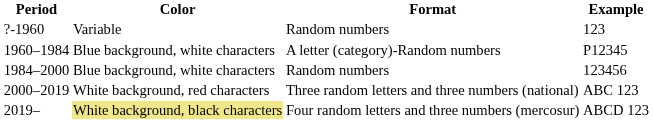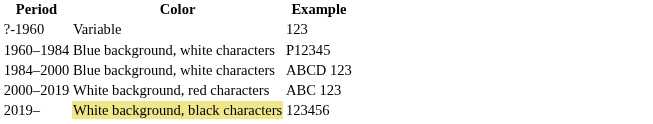- column: (433, 9)
(605, 70) 123456 -> (319, 70) ABCD 123
(616, 110) ABCD 123 -> (308, 110) 123456
